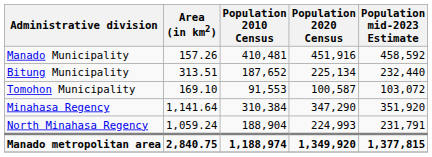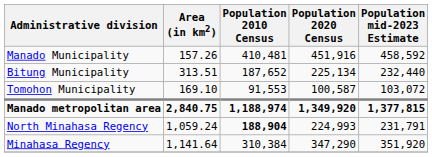rows swapped: (58, 107) <-> (84, 144)
(264, 125) normal -> (264, 126) bold
